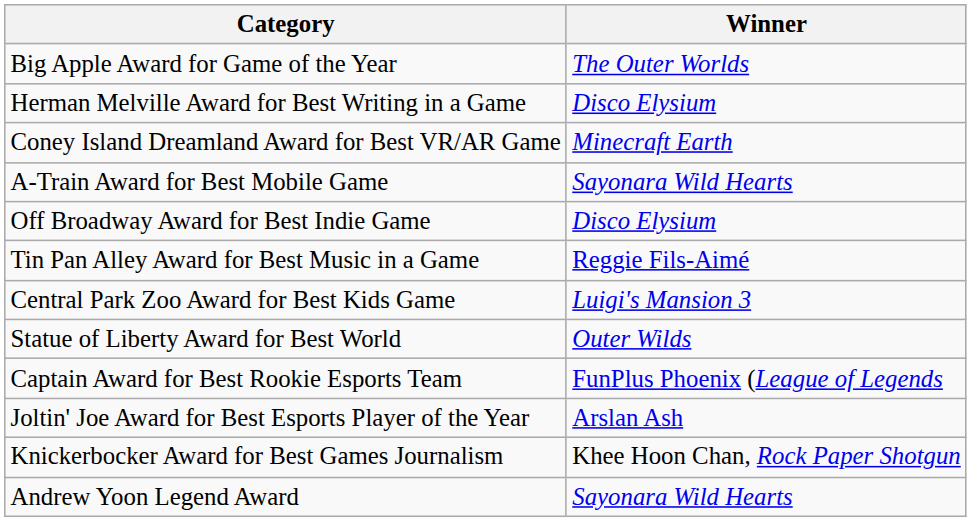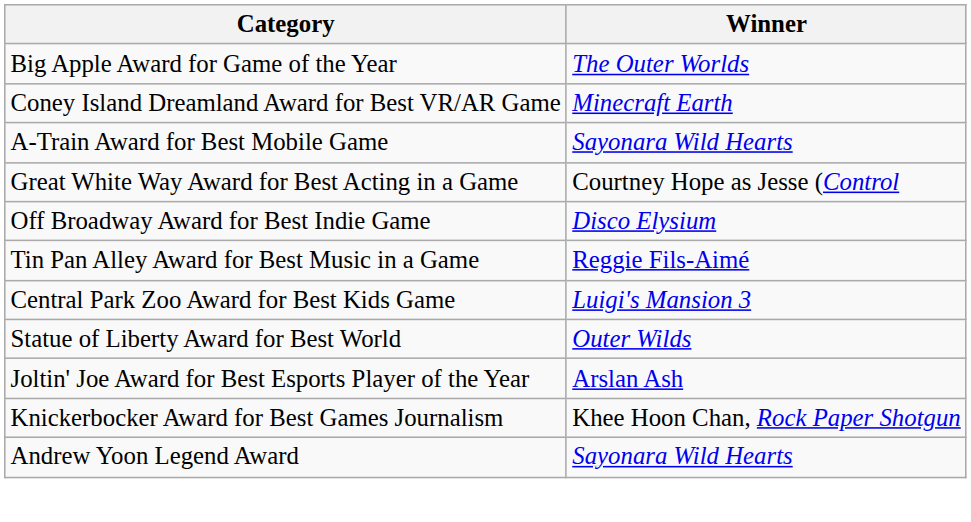- row: (268, 102)
+ row: (264, 181)
- row: (236, 378)
